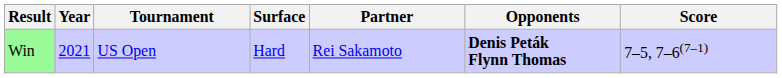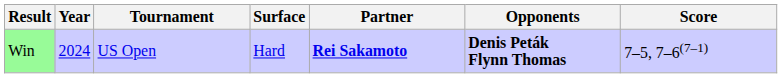(74, 51) 2021 -> (74, 51) 2024
(357, 51) normal -> (360, 51) bold
